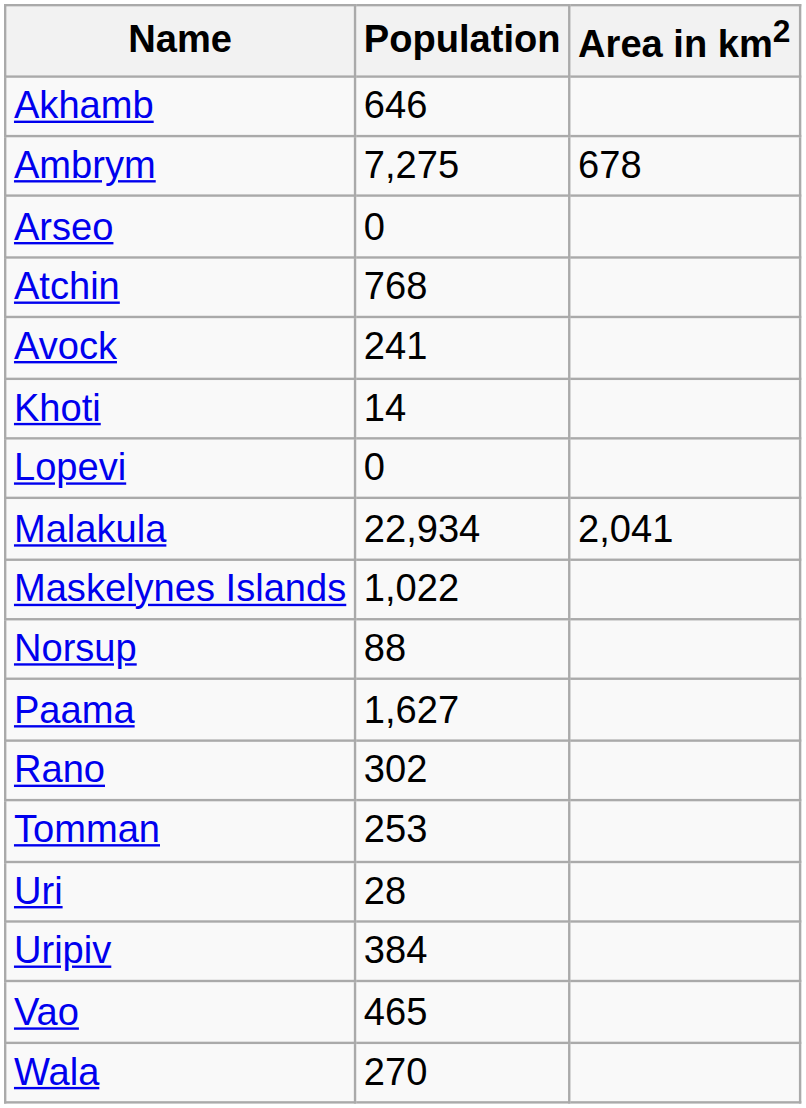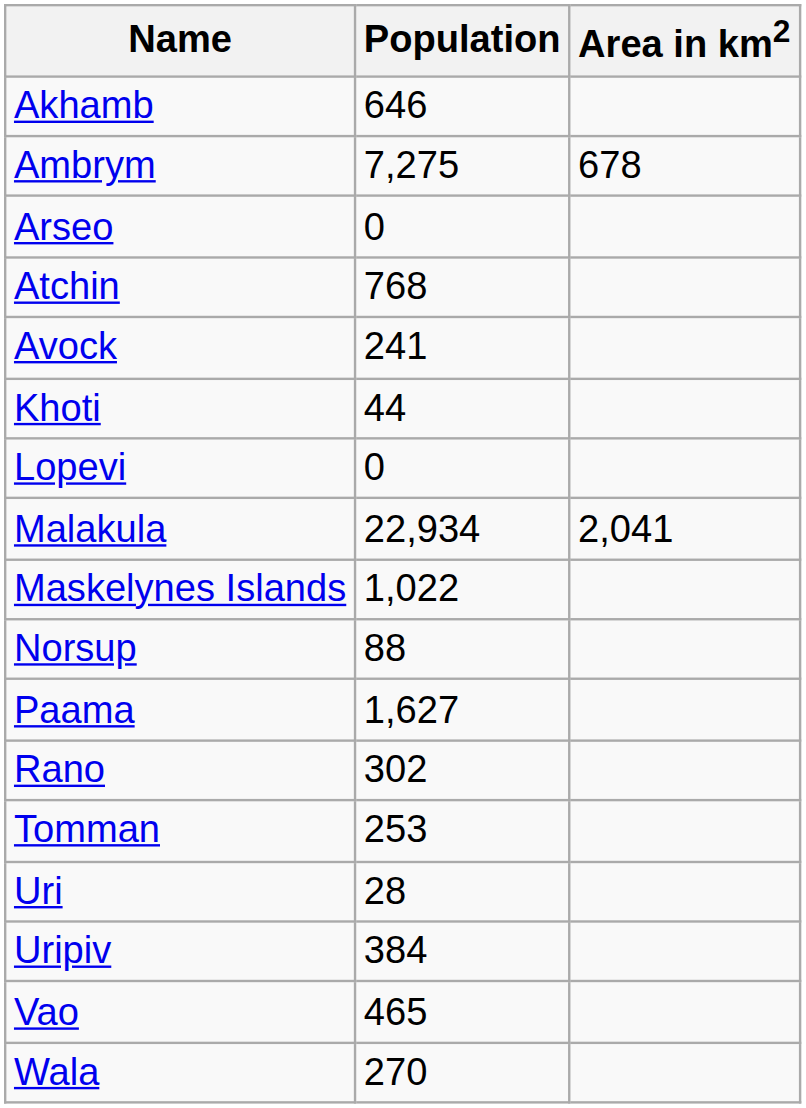(385, 407) 14 -> (385, 407) 44
